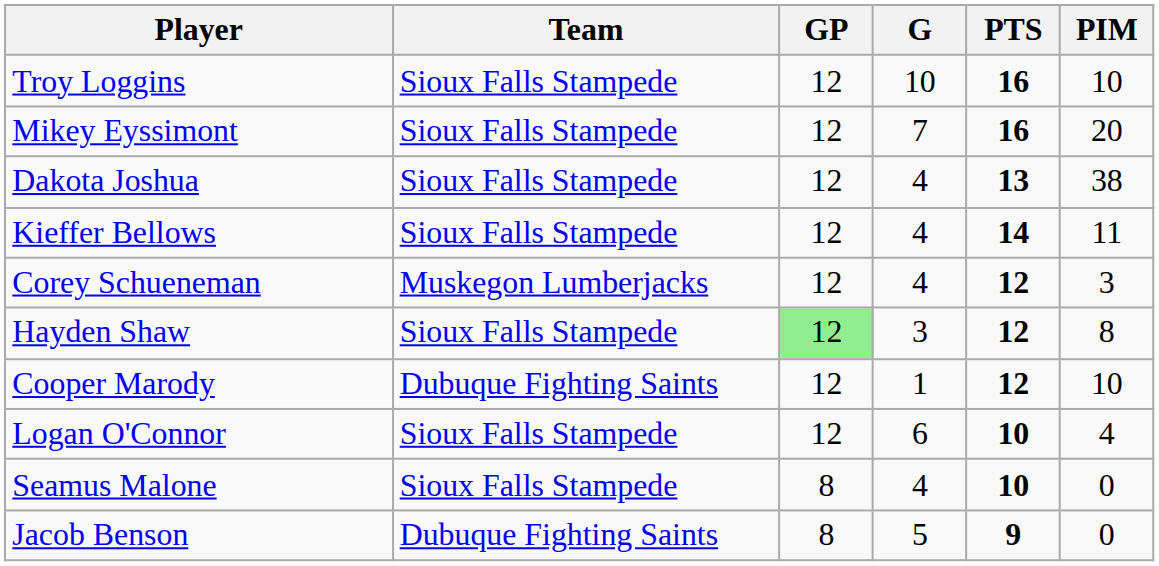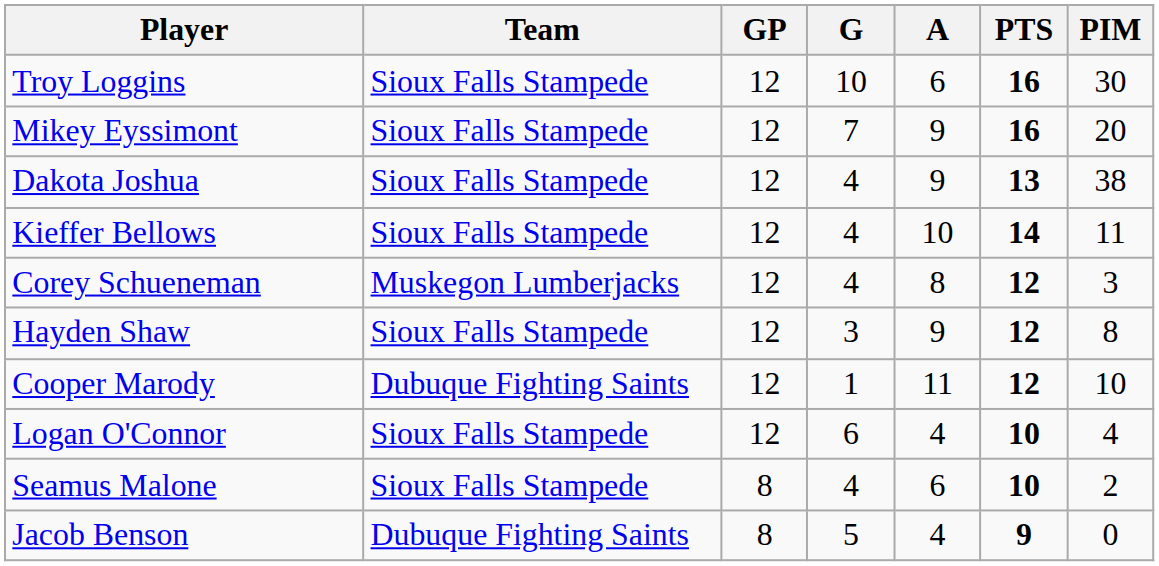+ column: (937, 29)
(1107, 80) 10 -> (1110, 80) 30
(826, 332) lightgreen background -> (765, 332) no background
(1107, 484) 0 -> (1110, 484) 2
